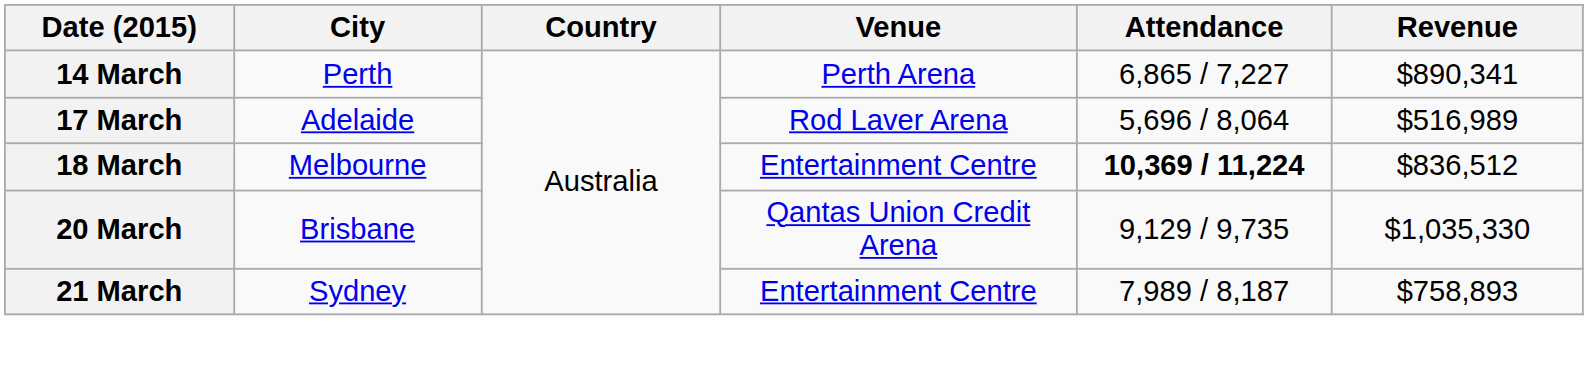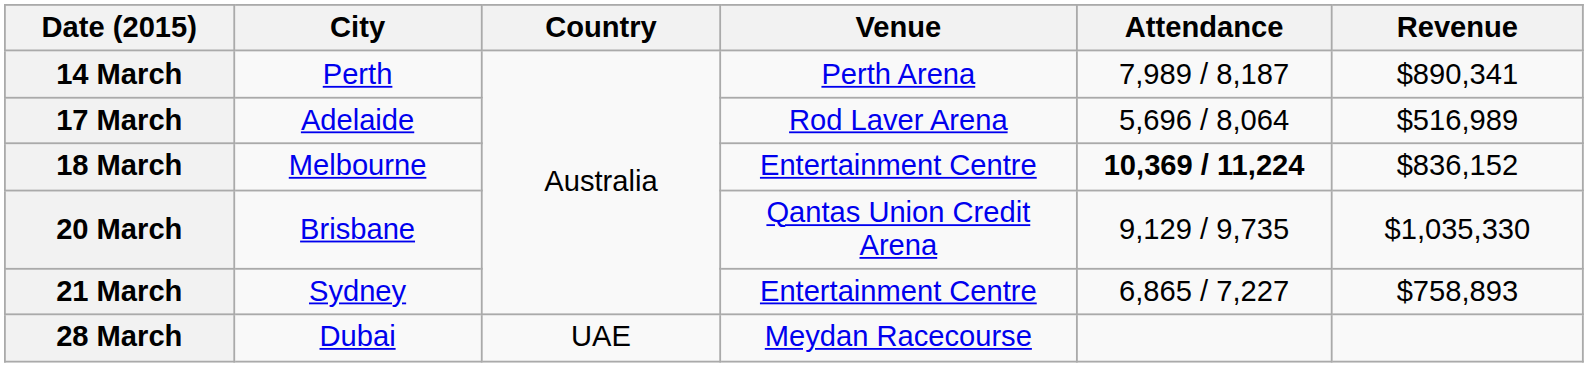(1204, 73) 6,865 / 7,227 -> (1204, 73) 7,989 / 8,187
(1457, 166) $836,512 -> (1457, 166) $836,152
(1204, 291) 7,989 / 8,187 -> (1204, 291) 6,865 / 7,227
+ row: (119, 337)
